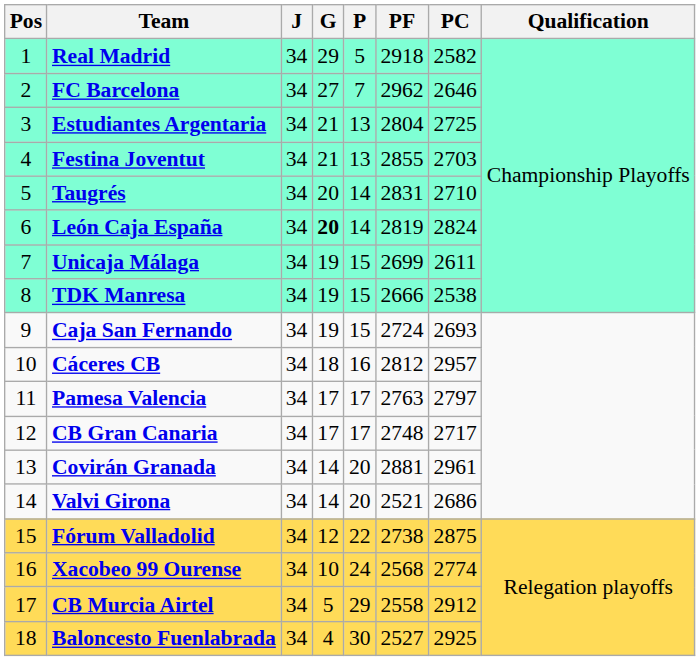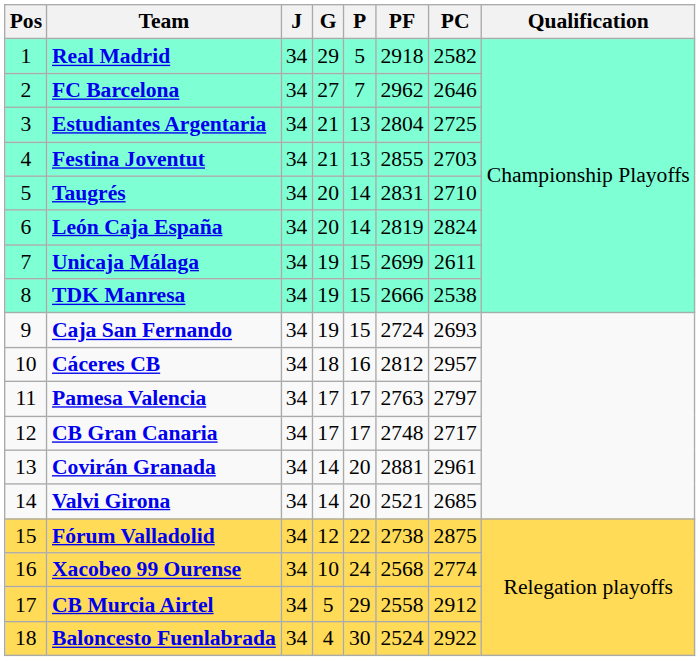(328, 227) bold -> (328, 227) normal
(455, 501) 2686 -> (455, 501) 2685
(402, 638) 2527 -> (402, 638) 2524
(455, 638) 2925 -> (455, 638) 2922
